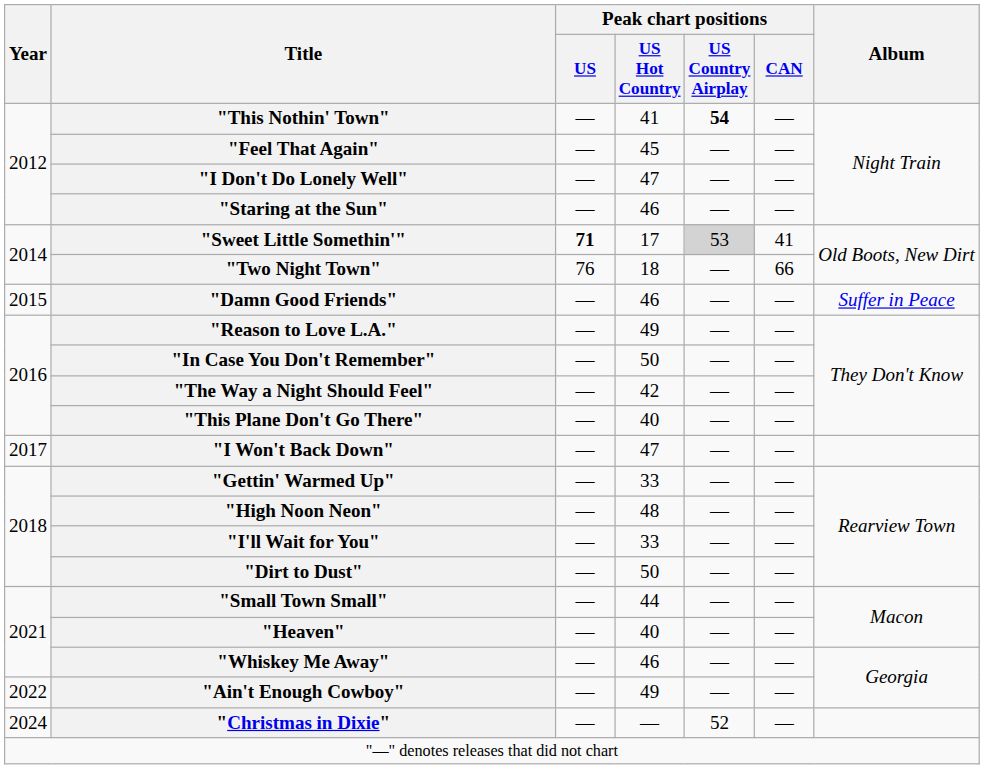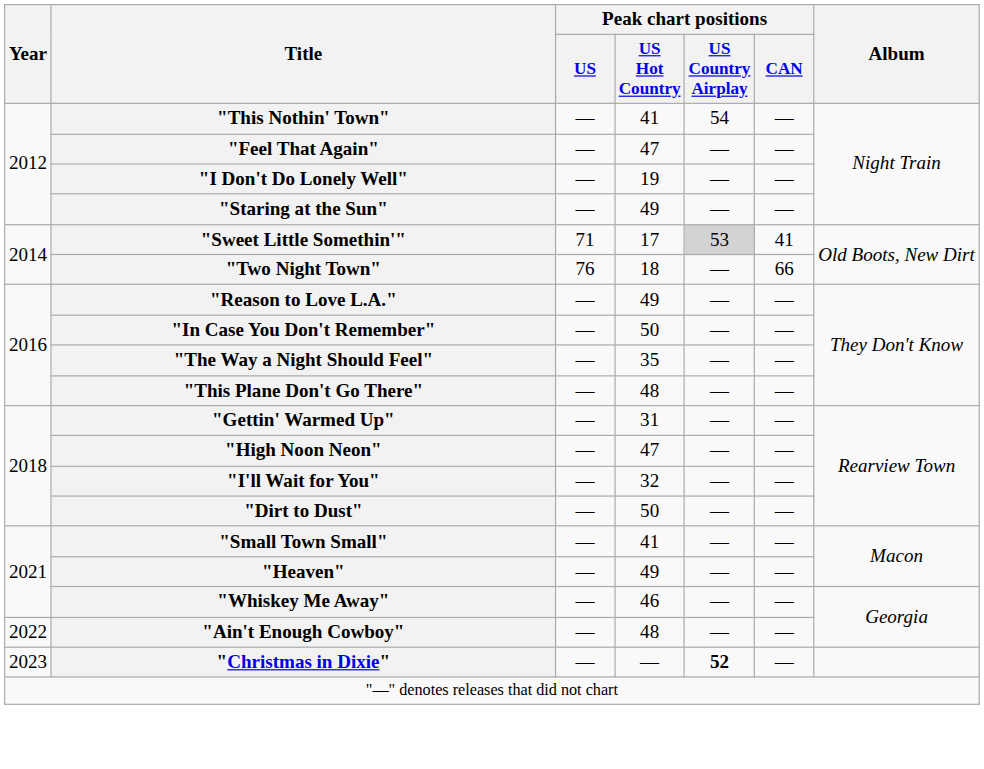(720, 118) bold -> (720, 118) normal
(650, 148) 45 -> (650, 148) 47
(650, 178) 47 -> (650, 178) 19
(650, 209) 46 -> (650, 209) 49
(585, 239) bold -> (585, 239) normal
- row: (303, 299)
(650, 390) 42 -> (650, 360) 35
(650, 420) 40 -> (650, 390) 48
- row: (303, 450)
(650, 480) 33 -> (650, 420) 31
(650, 511) 48 -> (650, 450) 47
(650, 541) 33 -> (650, 480) 32
(650, 601) 44 -> (650, 541) 41
(650, 631) 40 -> (650, 571) 49
(650, 692) 49 -> (650, 631) 48
(28, 722) 2024 -> (28, 662) 2023
(720, 722) normal -> (720, 662) bold
